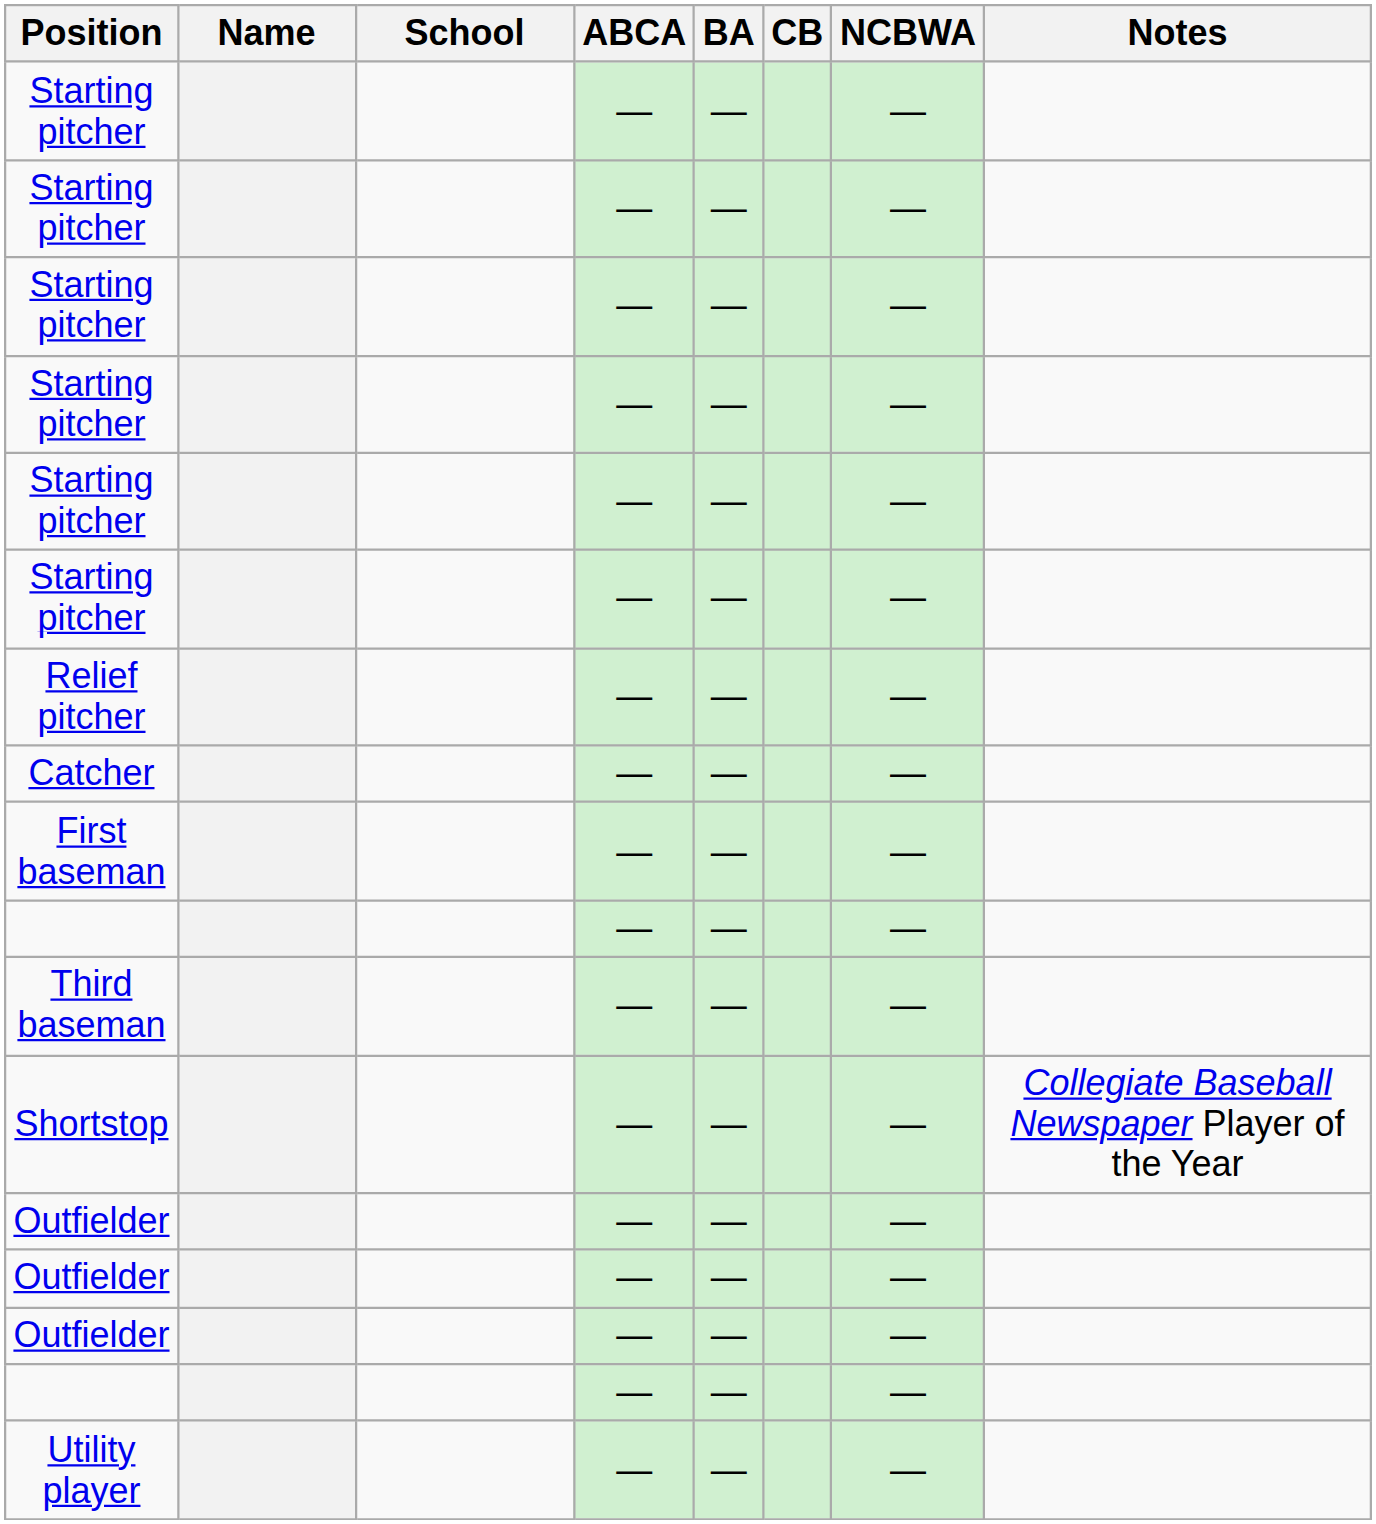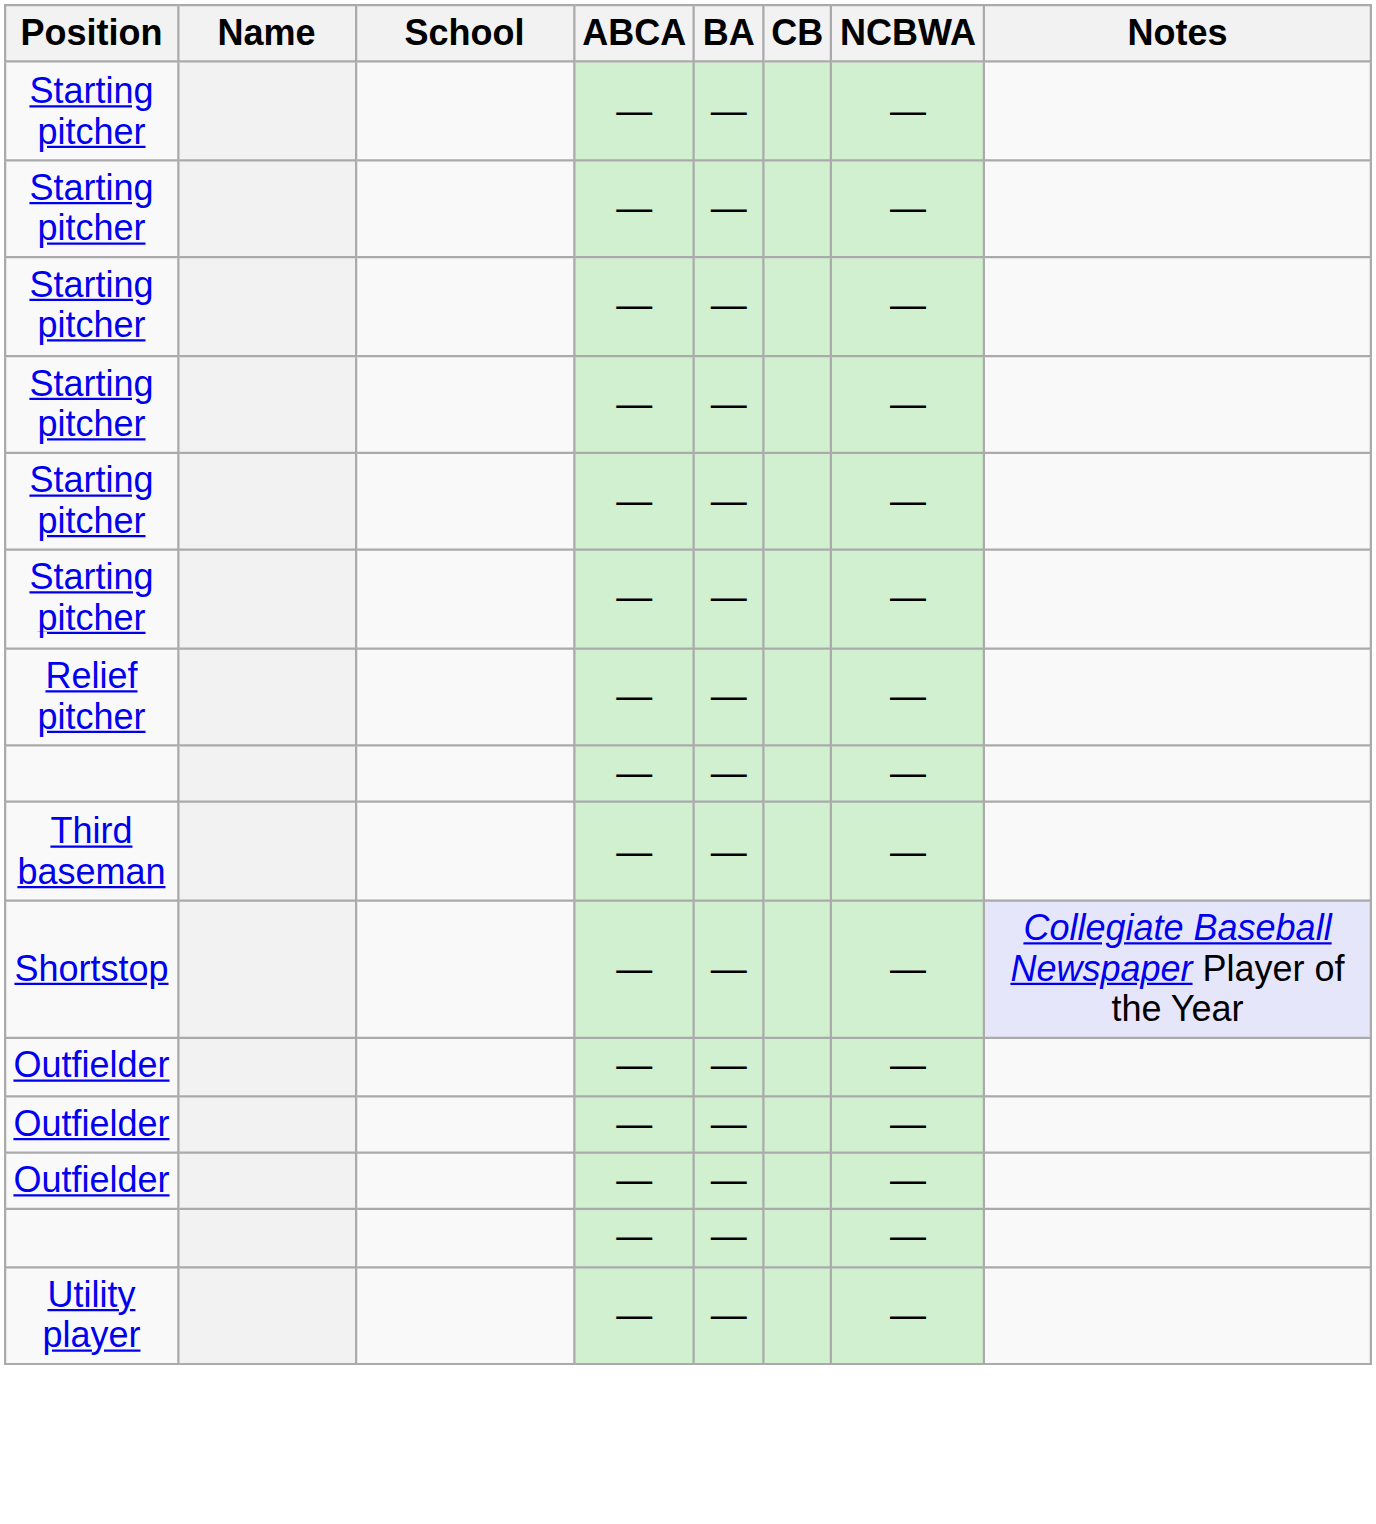- row: (91, 773)
- row: (91, 850)
(1178, 1123) no background -> (1178, 968) lavender background
